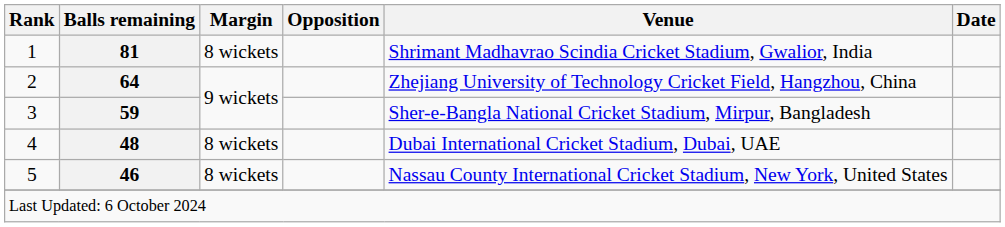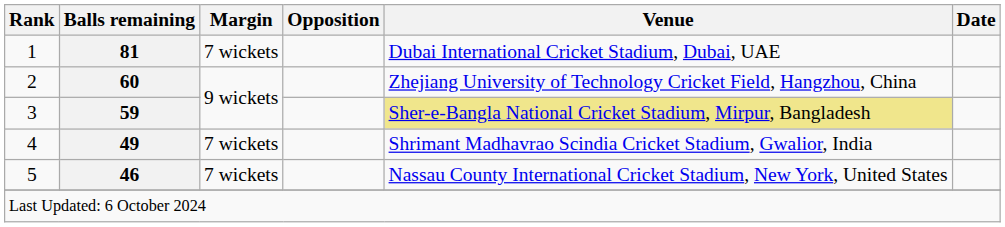(241, 50) 8 wickets -> (241, 50) 7 wickets
(631, 50) Shrimant Madhavrao Scindia Cricket Stadium, Gwalior, India -> (585, 50) Dubai International Cricket Stadium, Dubai, UAE
(129, 81) 64 -> (129, 81) 60
(630, 112) no background -> (630, 112) khaki background
(129, 143) 48 -> (129, 143) 49
(241, 143) 8 wickets -> (241, 143) 7 wickets
(585, 143) Dubai International Cricket Stadium, Dubai, UAE -> (631, 143) Shrimant Madhavrao Scindia Cricket Stadium, Gwalior, India
(241, 174) 8 wickets -> (241, 174) 7 wickets
